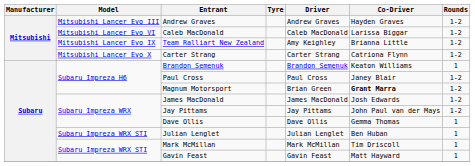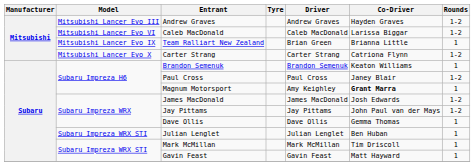(311, 44) Amy Keighley -> (309, 44) Brian Green
(456, 44) 1-2 -> (456, 44) 1
(309, 89) Brian Green -> (311, 89) Amy Keighley
(456, 89) 1-2 -> (456, 89) 1
